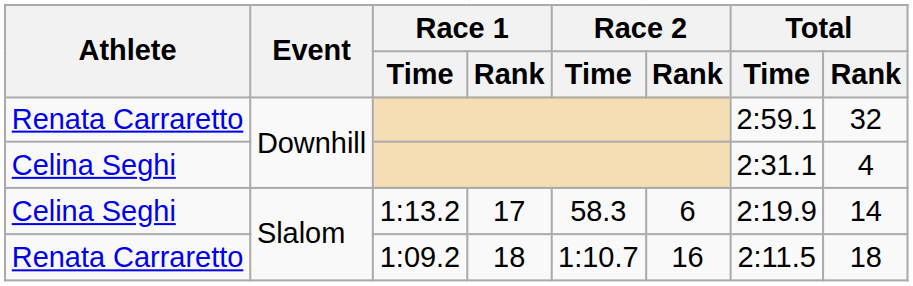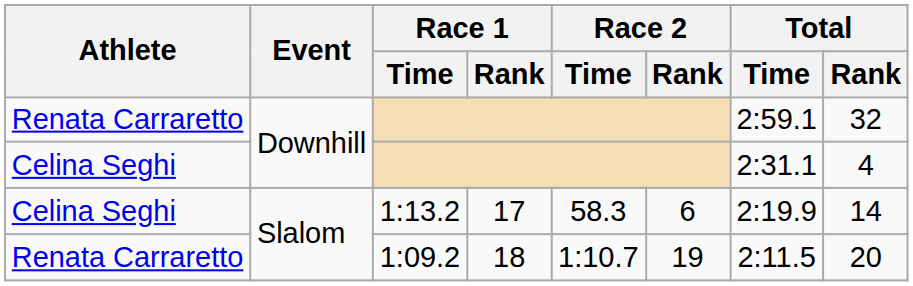(687, 257) 16 -> (687, 257) 19
(866, 257) 18 -> (866, 257) 20
